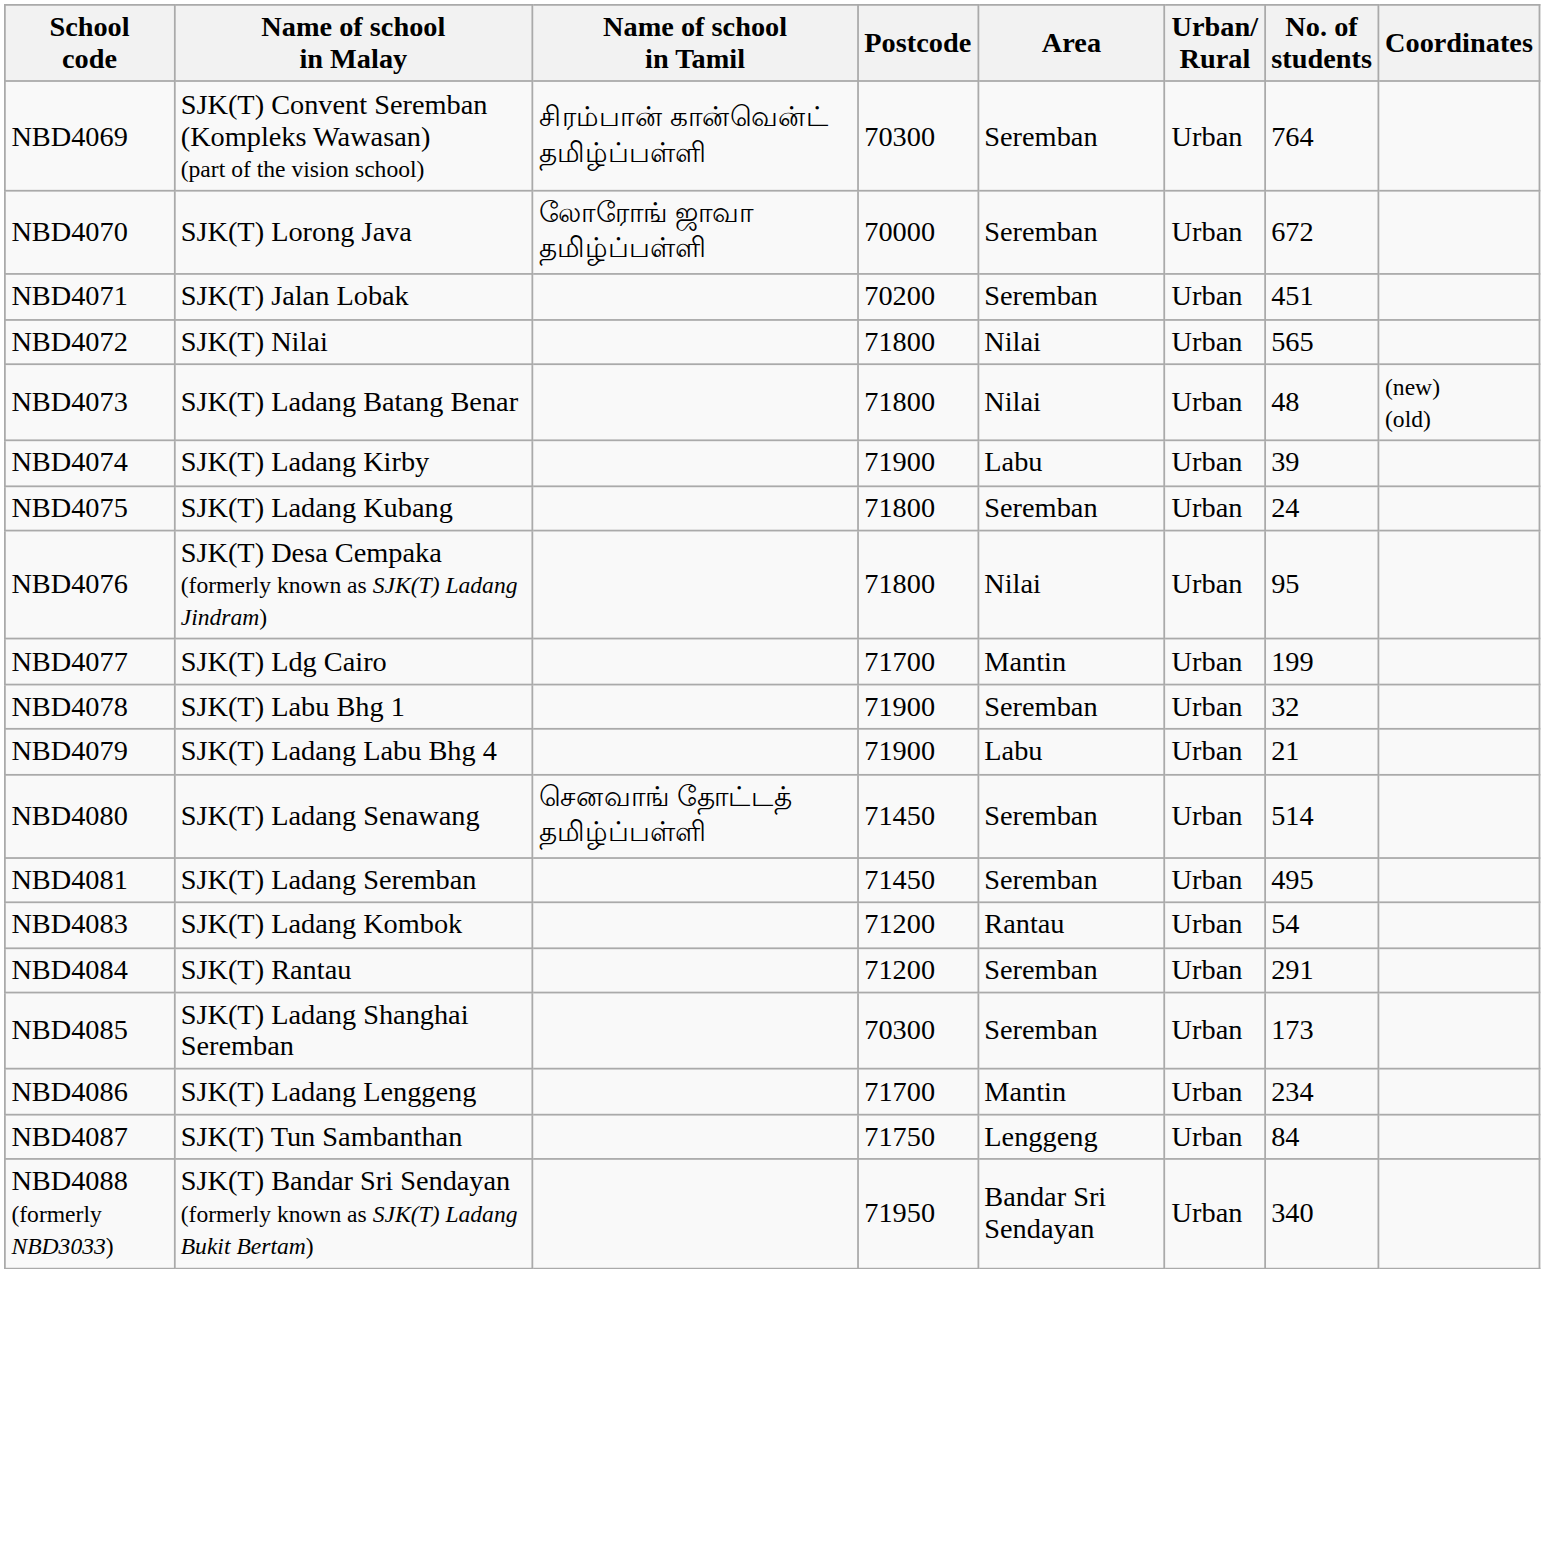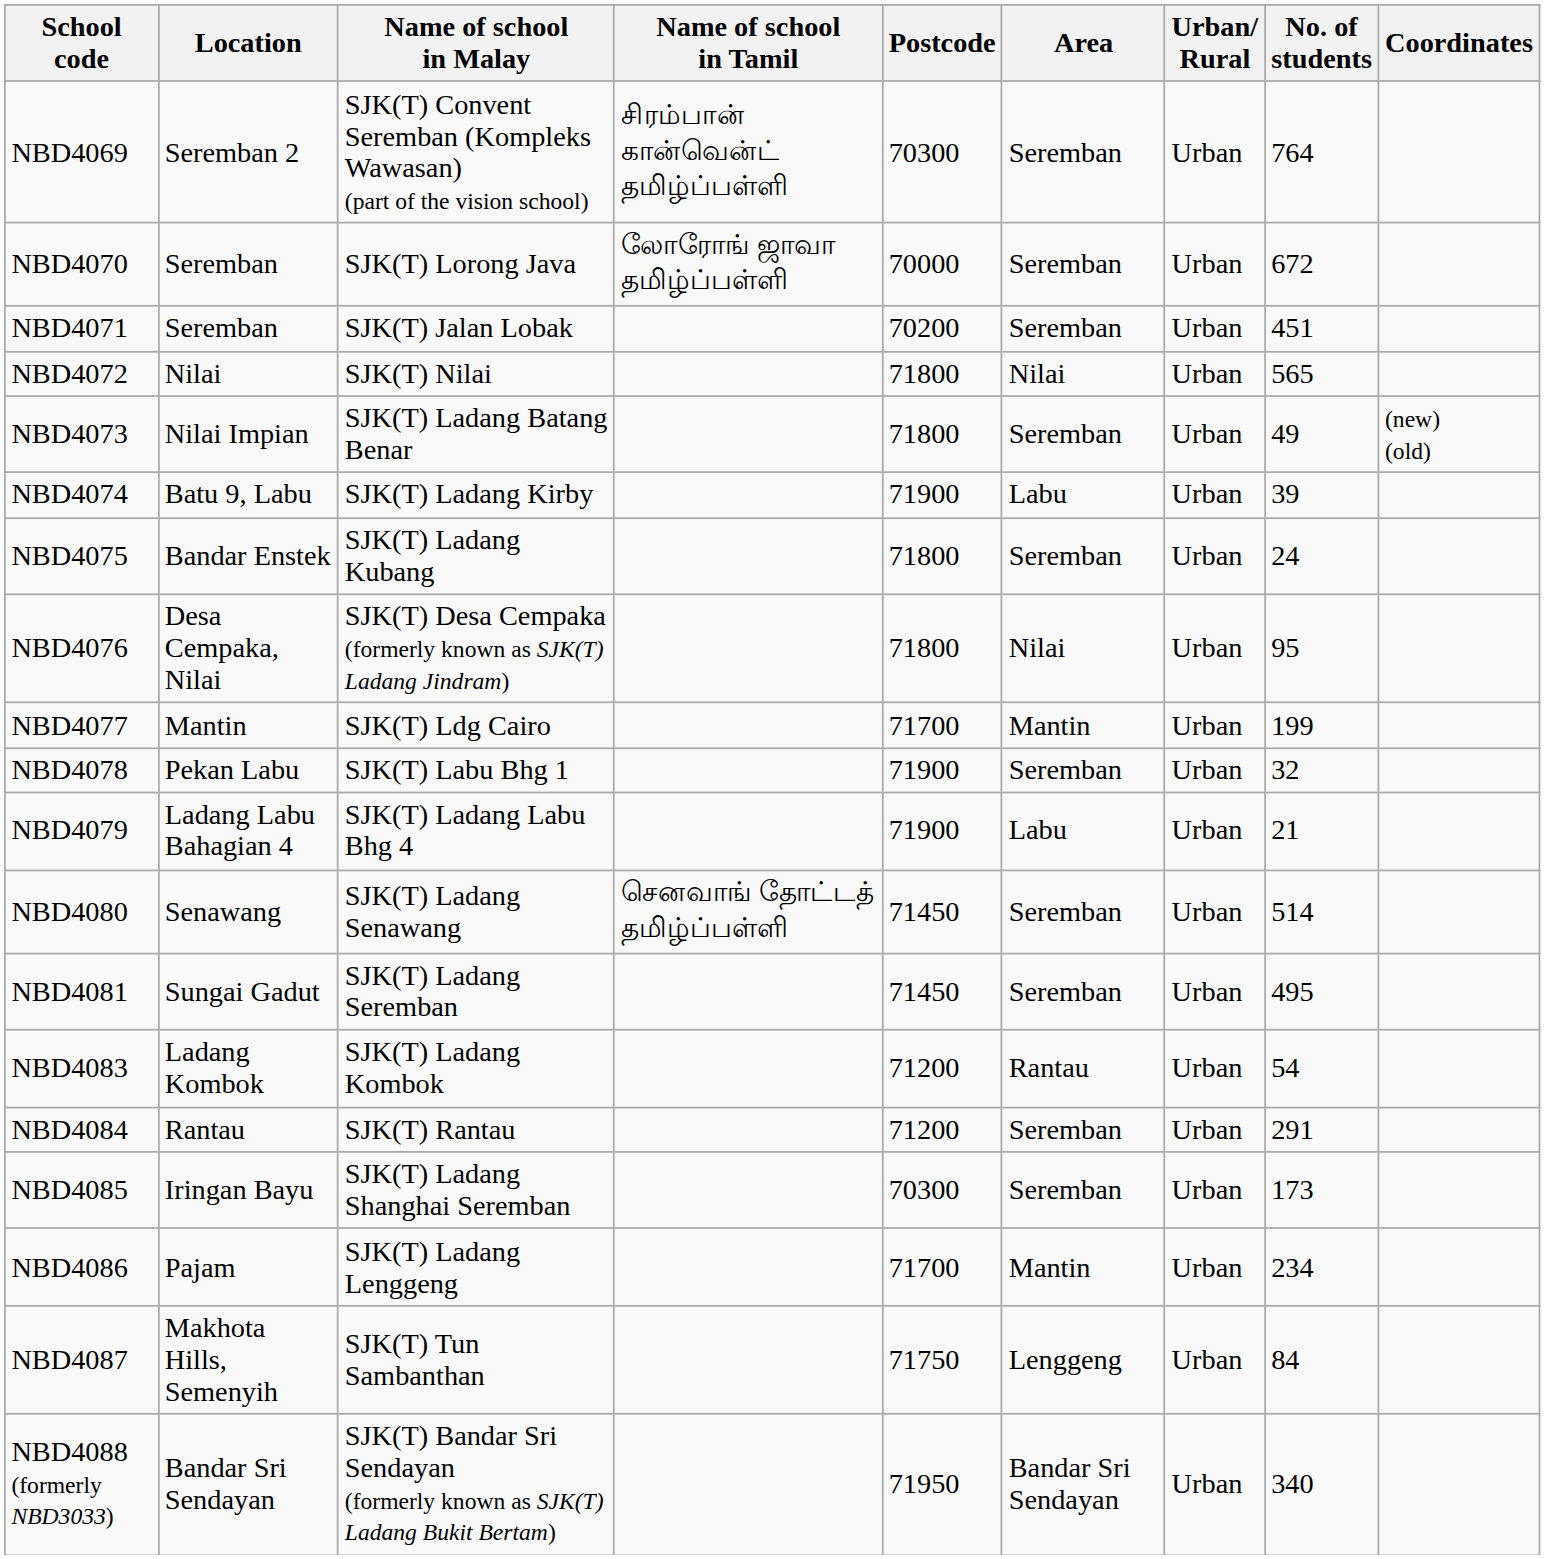+ column: (248, 42)
(1013, 401) Nilai -> (1065, 433) Seremban
(1285, 401) 48 -> (1285, 433) 49
